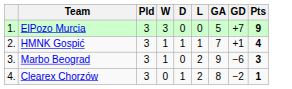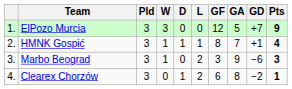+ column: (218, 12)
